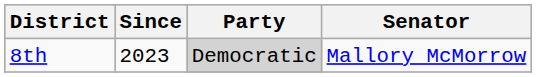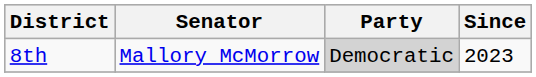columns swapped: (426, 22) <-> (151, 22)
